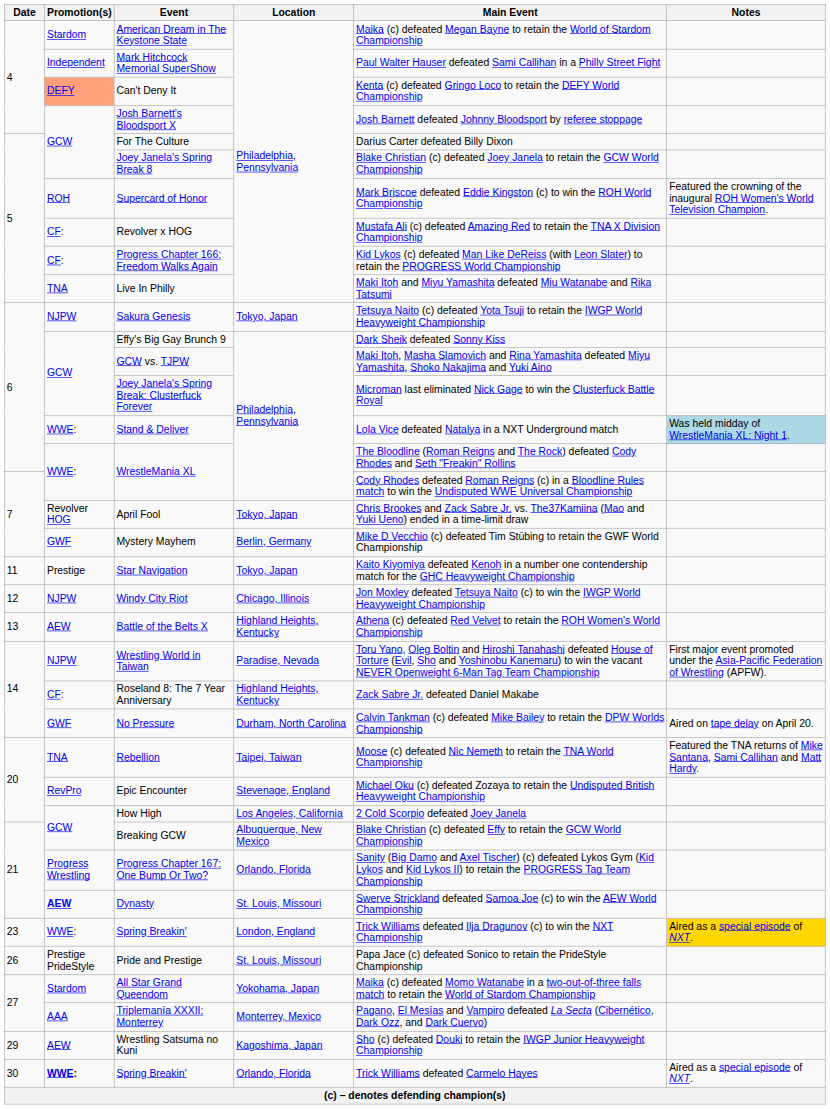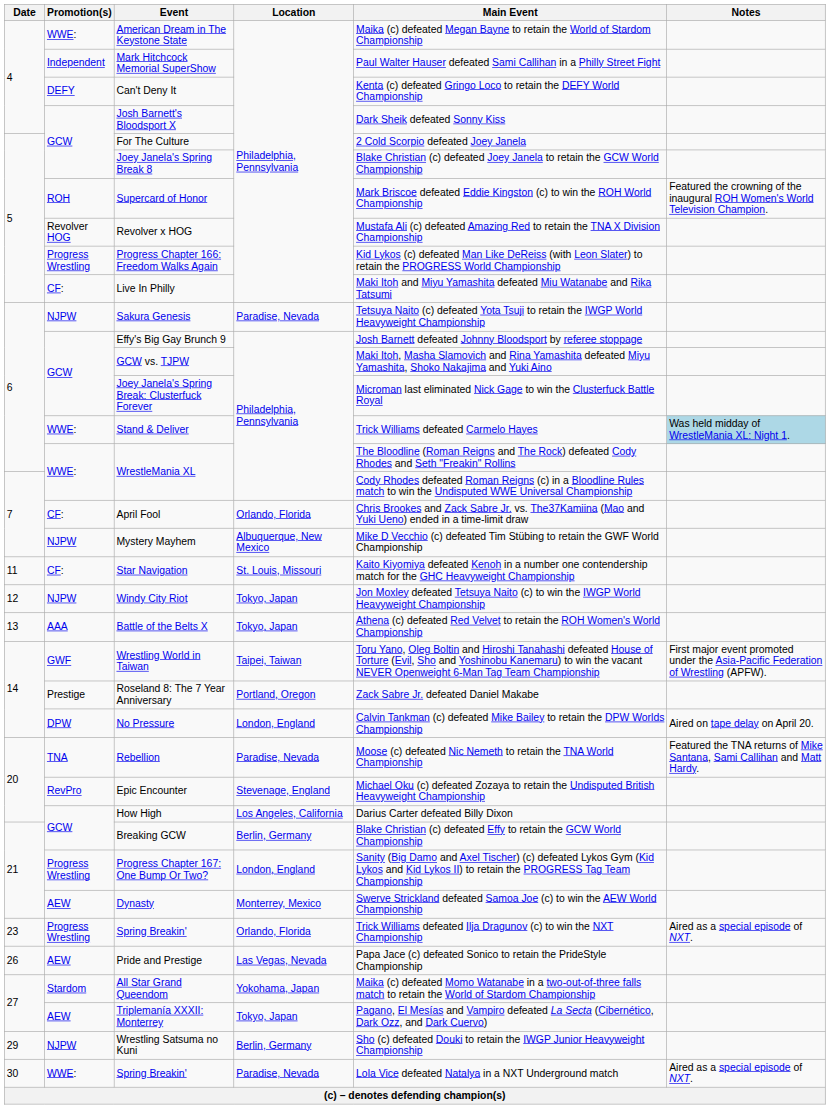(67, 35) Stardom -> (62, 35) WWE:
(61, 91) lightsalmon background -> (61, 91) no background
(499, 119) Josh Barnett defeated Johnny Bloodsport by referee stoppage -> (431, 119) Dark Sheik defeated Sonny Kiss
(434, 142) Darius Carter defeated Billy Dixon -> (441, 142) 2 Cold Scorpio defeated Joey Janela
(55, 232) CF: -> (67, 232) Revolver HOG
(55, 260) CF: -> (69, 260) Progress Wrestling
(57, 288) TNA -> (55, 288) CF:
(267, 317) Tokyo, Japan -> (278, 317) Paradise, Nevada
(431, 339) Dark Sheik defeated Sonny Kiss -> (499, 339) Josh Barnett defeated Johnny Bloodsport by referee stoppage
(487, 429) Lola Vice defeated Natalya in a NXT Underground match -> (447, 429) Trick Williams defeated Carmelo Hayes
(67, 514) Revolver HOG -> (55, 514) CF:
(267, 514) Tokyo, Japan -> (274, 514) Orlando, Florida
(59, 542) GWF -> (62, 542) NJPW
(274, 542) Berlin, Germany -> (279, 542) Albuquerque, New Mexico
(66, 570) Prestige -> (55, 570) CF:
(267, 570) Tokyo, Japan -> (279, 570) St. Louis, Missouri
(273, 598) Chicago, Illinois -> (267, 598) Tokyo, Japan
(59, 627) AEW -> (57, 627) AAA
(277, 627) Highland Heights, Kentucky -> (267, 627) Tokyo, Japan
(62, 661) NJPW -> (59, 661) GWF
(278, 661) Paradise, Nevada -> (269, 661) Taipei, Taiwan
(55, 695) CF: -> (66, 695) Prestige
(277, 695) Highland Heights, Kentucky -> (276, 695) Portland, Oregon
(59, 723) GWF -> (59, 723) DPW
(291, 723) Durham, North Carolina -> (276, 723) London, England
(269, 757) Taipei, Taiwan -> (278, 757) Paradise, Nevada
(441, 813) 2 Cold Scorpio defeated Joey Janela -> (434, 813) Darius Carter defeated Billy Dixon
(279, 836) Albuquerque, New Mexico -> (274, 836) Berlin, Germany
(274, 870) Orlando, Florida -> (276, 870) London, England
(59, 904) bold -> (59, 904) normal
(279, 904) St. Louis, Missouri -> (279, 904) Monterrey, Mexico
(62, 932) WWE: -> (69, 932) Progress Wrestling
(276, 932) London, England -> (274, 932) Orlando, Florida
(736, 932) gold background -> (736, 932) no background
(71, 960) Prestige PrideStyle -> (59, 960) AEW
(279, 960) St. Louis, Missouri -> (281, 960) Las Vegas, Nevada
(57, 1017) AAA -> (59, 1017) AEW
(279, 1017) Monterrey, Mexico -> (267, 1017) Tokyo, Japan
(59, 1045) AEW -> (62, 1045) NJPW
(279, 1045) Kagoshima, Japan -> (274, 1045) Berlin, Germany
(62, 1073) bold -> (62, 1073) normal
(274, 1073) Orlando, Florida -> (278, 1073) Paradise, Nevada
(447, 1073) Trick Williams defeated Carmelo Hayes -> (487, 1073) Lola Vice defeated Natalya in a NXT Underground match
